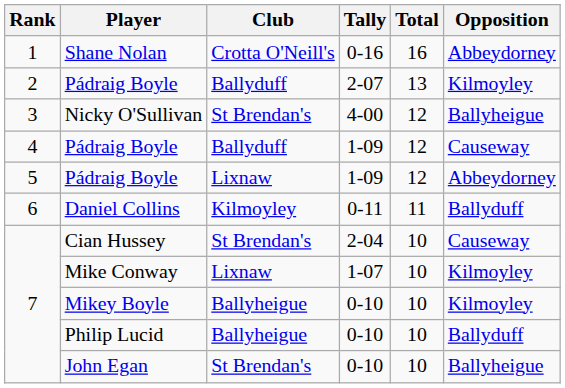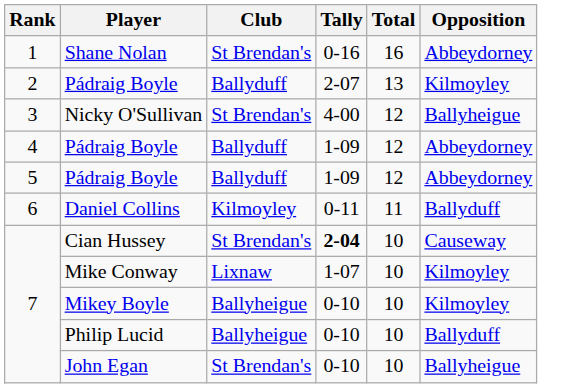(273, 51) Crotta O'Neill's -> (261, 51) St Brendan's
(489, 146) Causeway -> (478, 146) Abbeydorney
(242, 177) Lixnaw -> (249, 177) Ballyduff
(365, 240) normal -> (342, 240) bold
